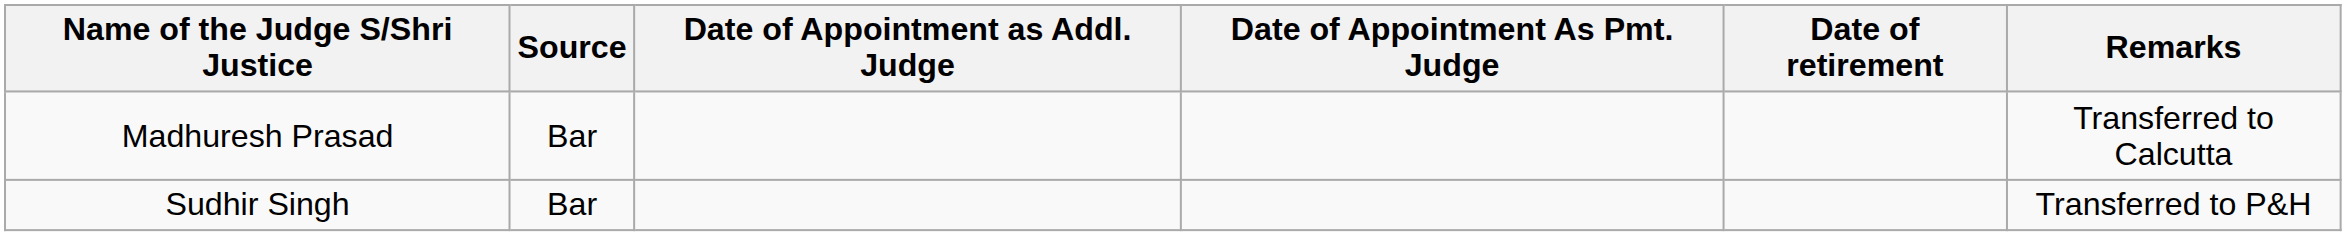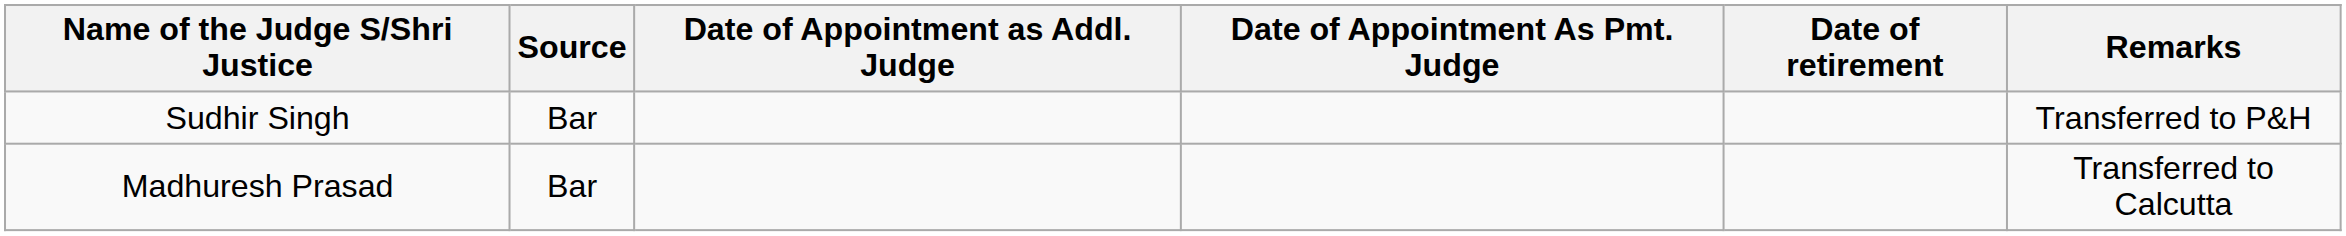rows swapped: (258, 204) <-> (258, 135)
